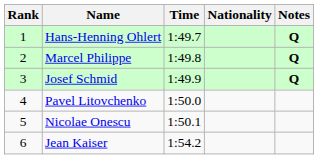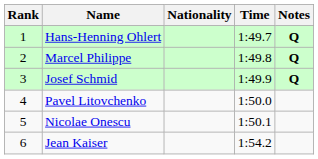columns swapped: (240, 15) <-> (184, 15)
